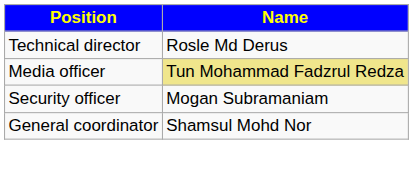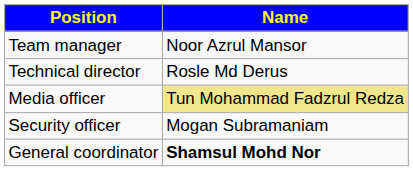+ row: (65, 44)
(239, 125) normal -> (243, 152) bold
